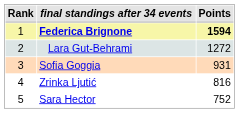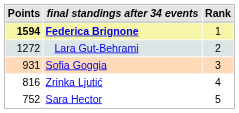columns swapped: (21, 14) <-> (215, 14)
